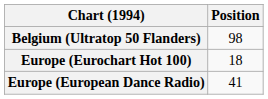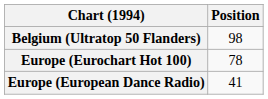(235, 60) 18 -> (235, 60) 78
